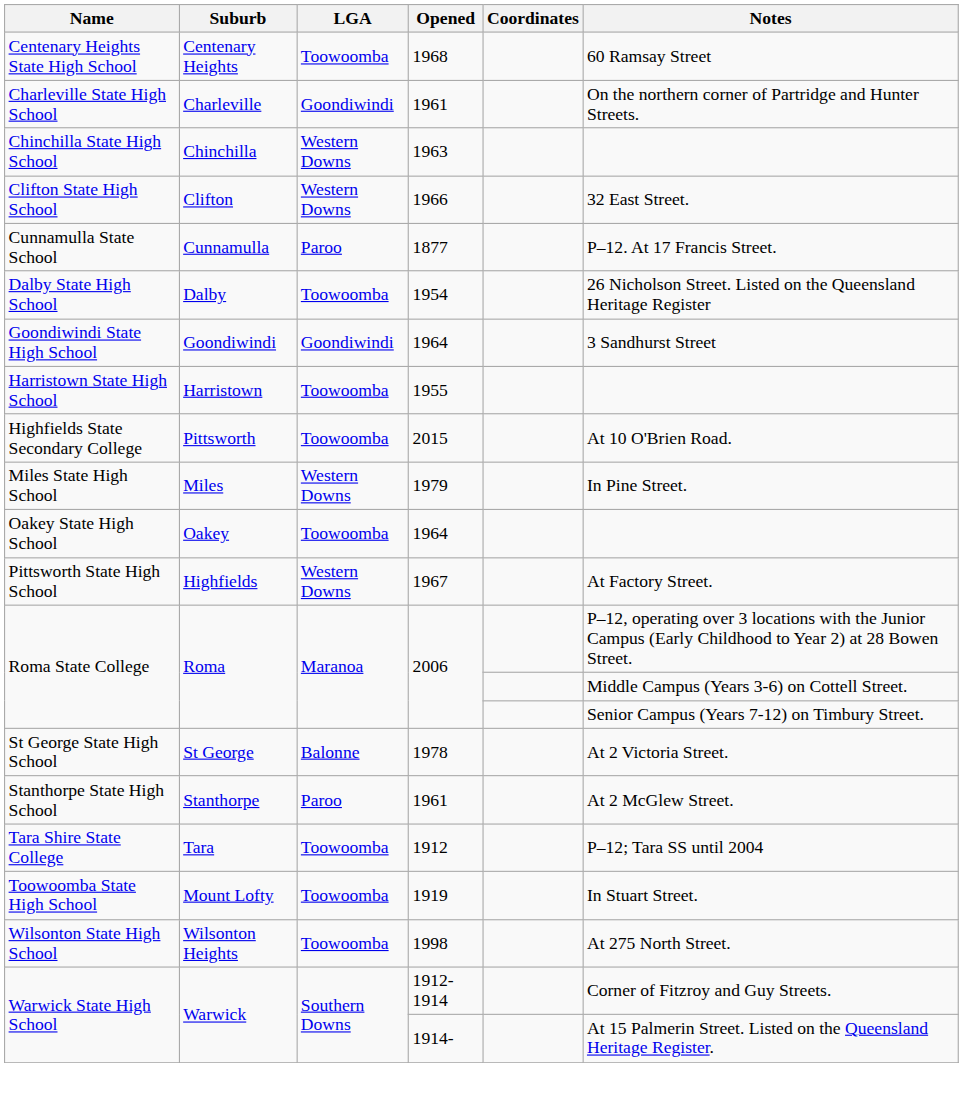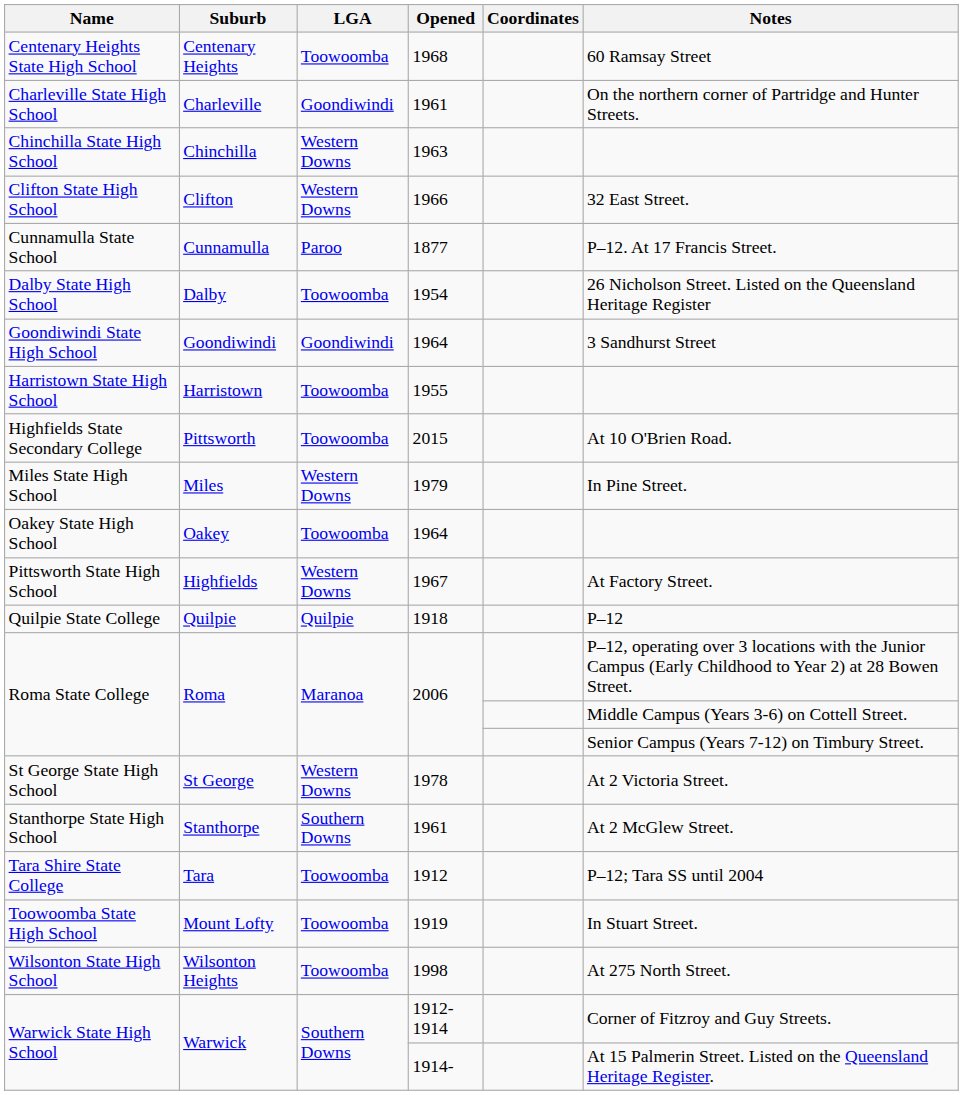+ row: (84, 618)
(330, 752) Balonne -> (329, 780) Western Downs
(321, 799) Paroo -> (333, 827) Southern Downs
